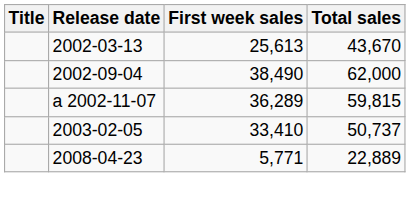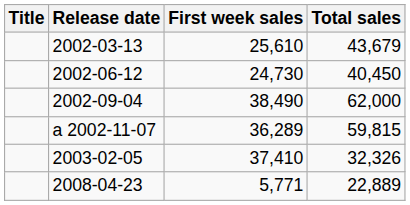(276, 46) 25,613 -> (276, 46) 25,610
(374, 46) 43,670 -> (374, 46) 43,679
+ row: (98, 74)
(276, 130) 33,410 -> (276, 158) 37,410
(374, 130) 50,737 -> (374, 158) 32,326
